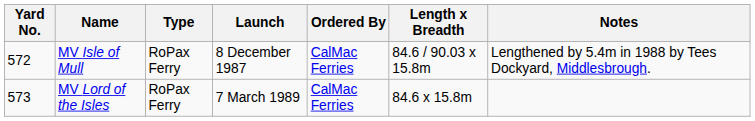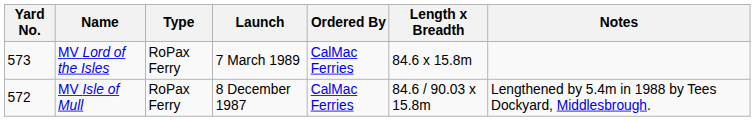rows swapped: (89, 60) <-> (92, 97)
